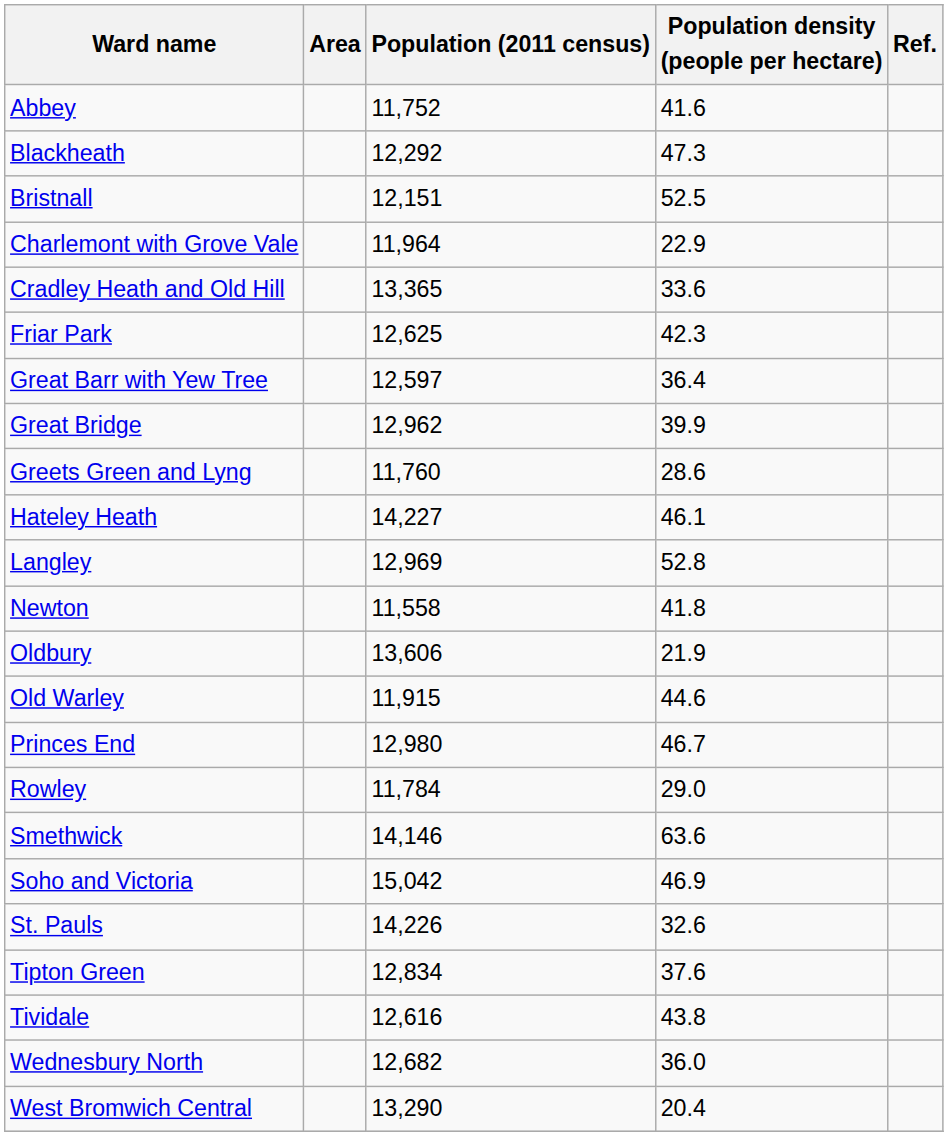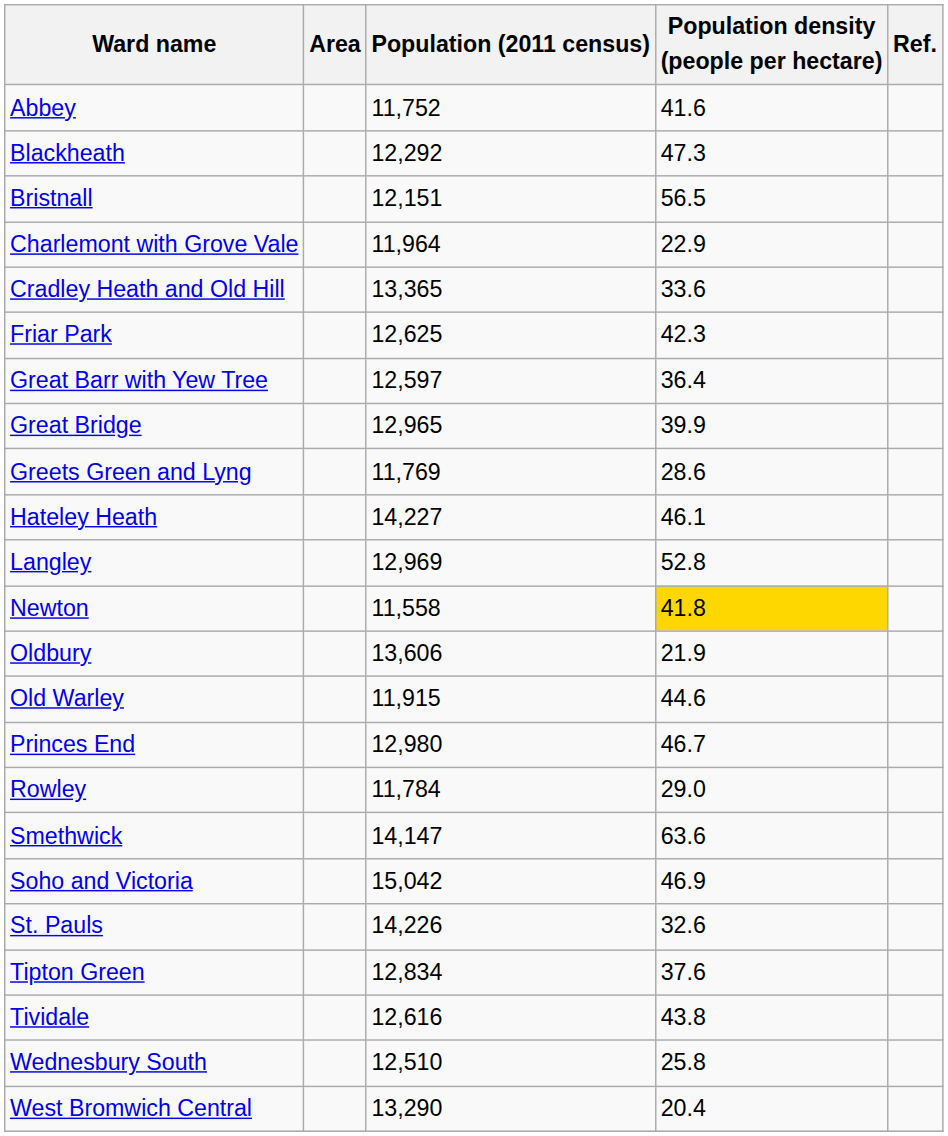(683, 198) 52.5 -> (683, 198) 56.5
(407, 425) 12,962 -> (407, 425) 12,965
(406, 471) 11,760 -> (406, 471) 11,769
(683, 607) no background -> (683, 607) gold background
(407, 835) 14,146 -> (407, 835) 14,147
- row: (107, 1062)
+ row: (109, 1062)
